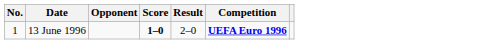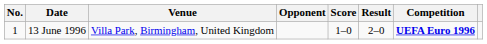+ column: (182, 13)
(155, 30) bold -> (343, 30) normal
